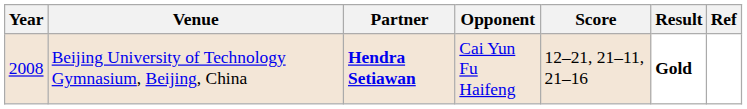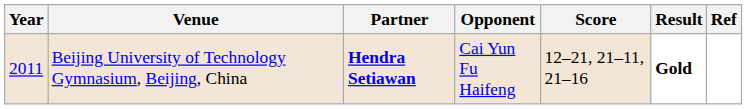(26, 68) 2008 -> (26, 68) 2011
